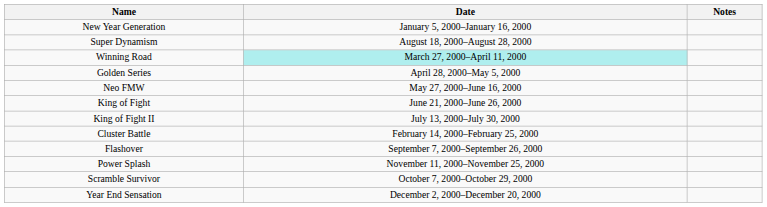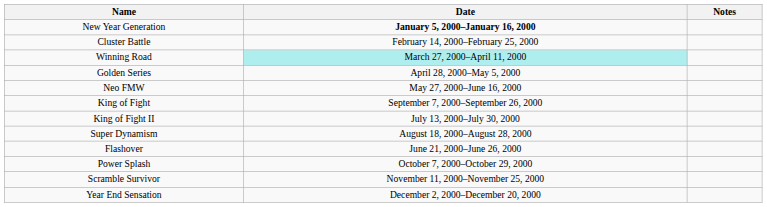(465, 27) normal -> (465, 27) bold
rows swapped: (124, 133) <-> (124, 42)
(465, 103) June 21, 2000–June 26, 2000 -> (465, 103) September 7, 2000–September 26, 2000
(465, 149) September 7, 2000–September 26, 2000 -> (465, 149) June 21, 2000–June 26, 2000
(465, 164) November 11, 2000–November 25, 2000 -> (465, 164) October 7, 2000–October 29, 2000
(465, 179) October 7, 2000–October 29, 2000 -> (465, 179) November 11, 2000–November 25, 2000
